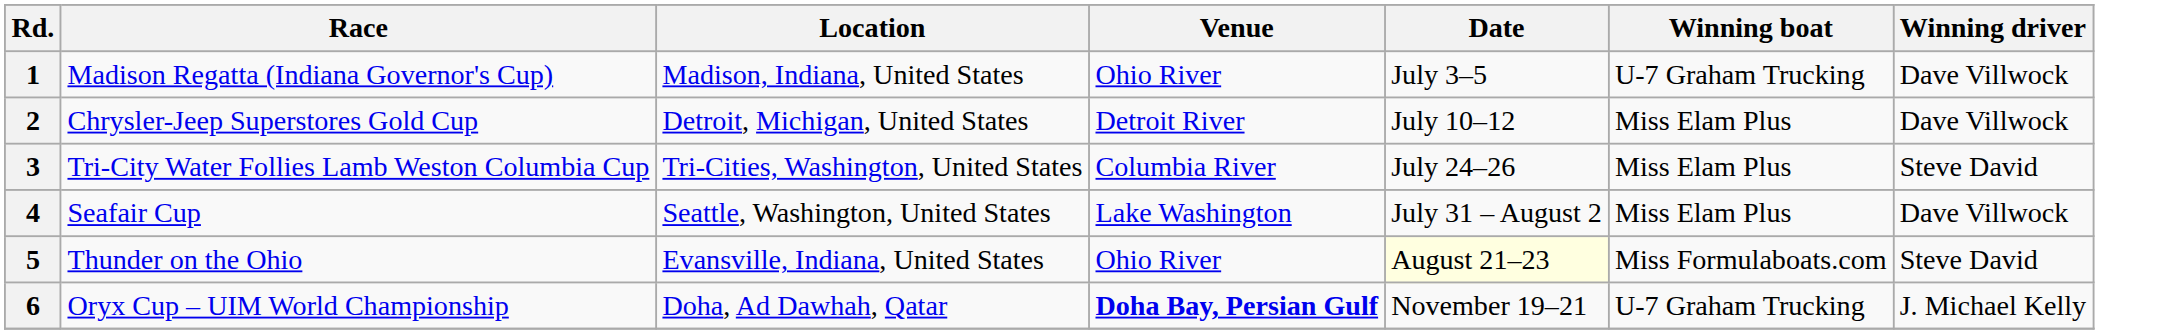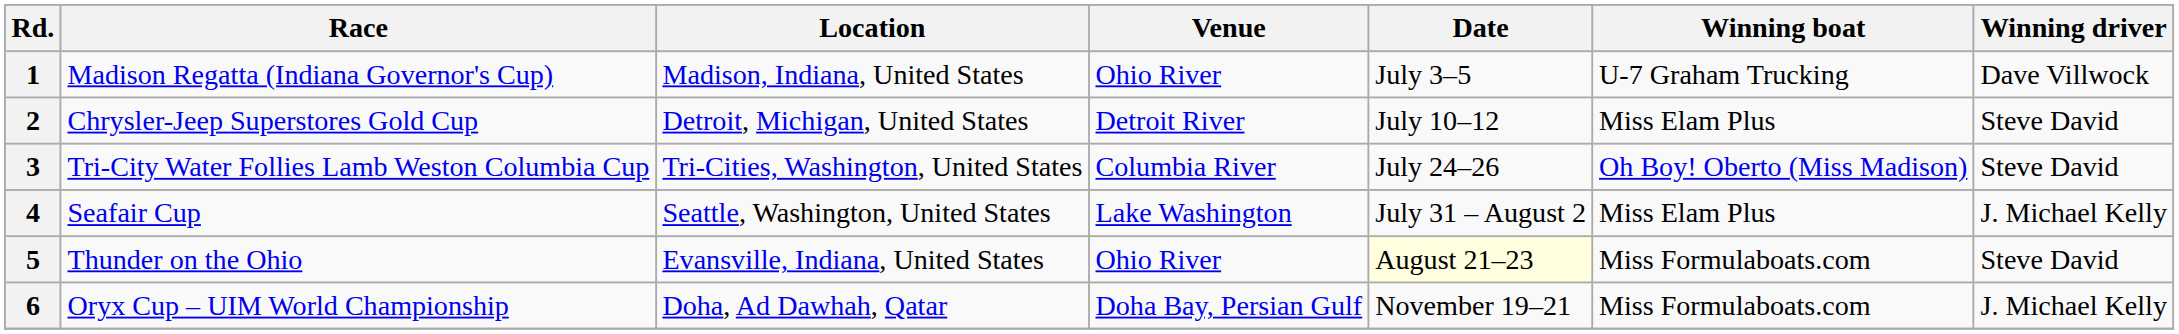(1984, 120) Dave Villwock -> (2050, 120) Steve David
(1703, 166) Miss Elam Plus -> (1783, 166) Oh Boy! Oberto (Miss Madison)
(1984, 213) Dave Villwock -> (2074, 213) J. Michael Kelly
(1237, 306) bold -> (1229, 306) normal
(1740, 306) U-7 Graham Trucking -> (1735, 306) Miss Formulaboats.com
